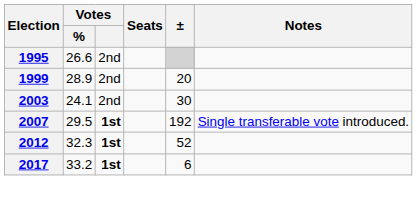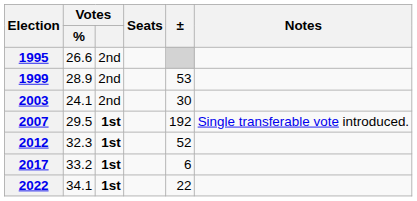(184, 79) 20 -> (184, 79) 53
+ row: (34, 185)
